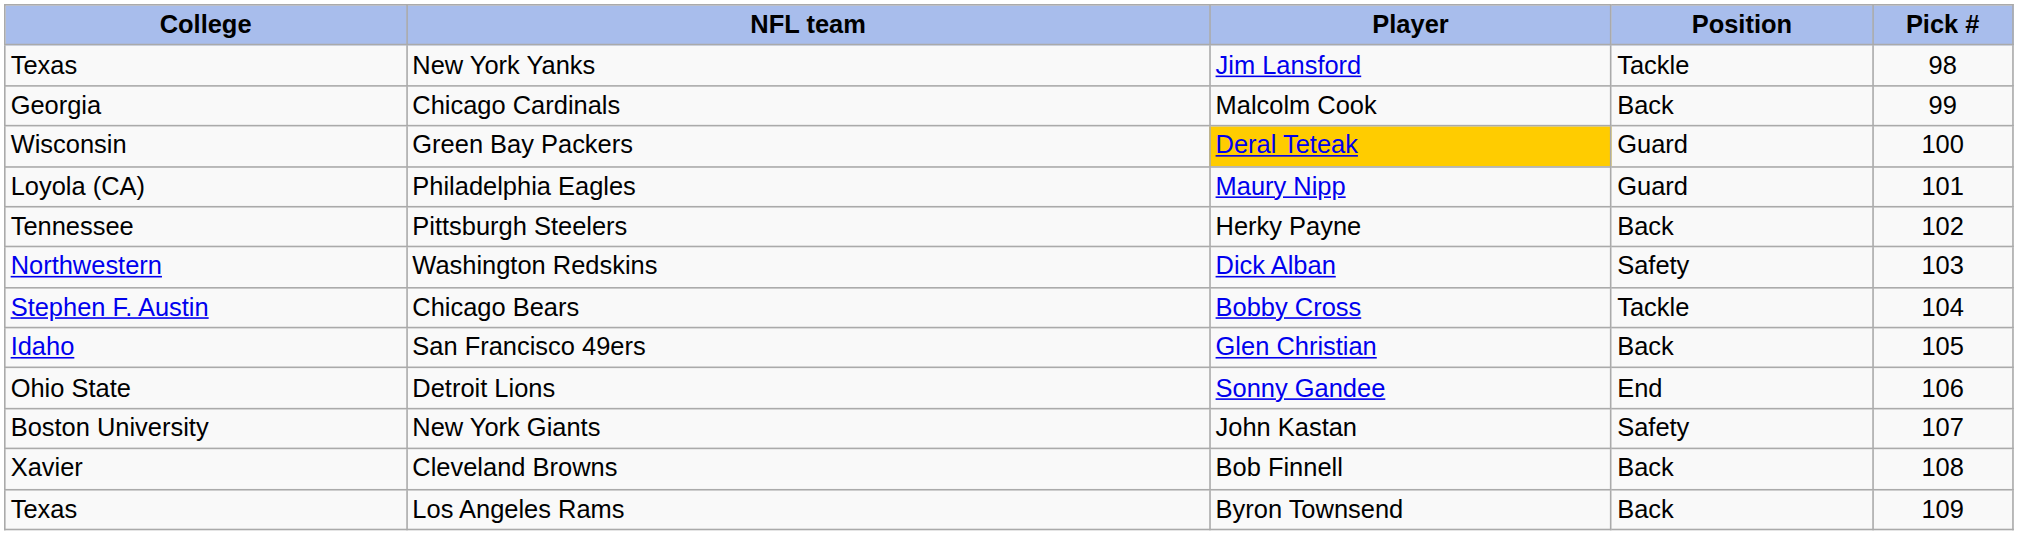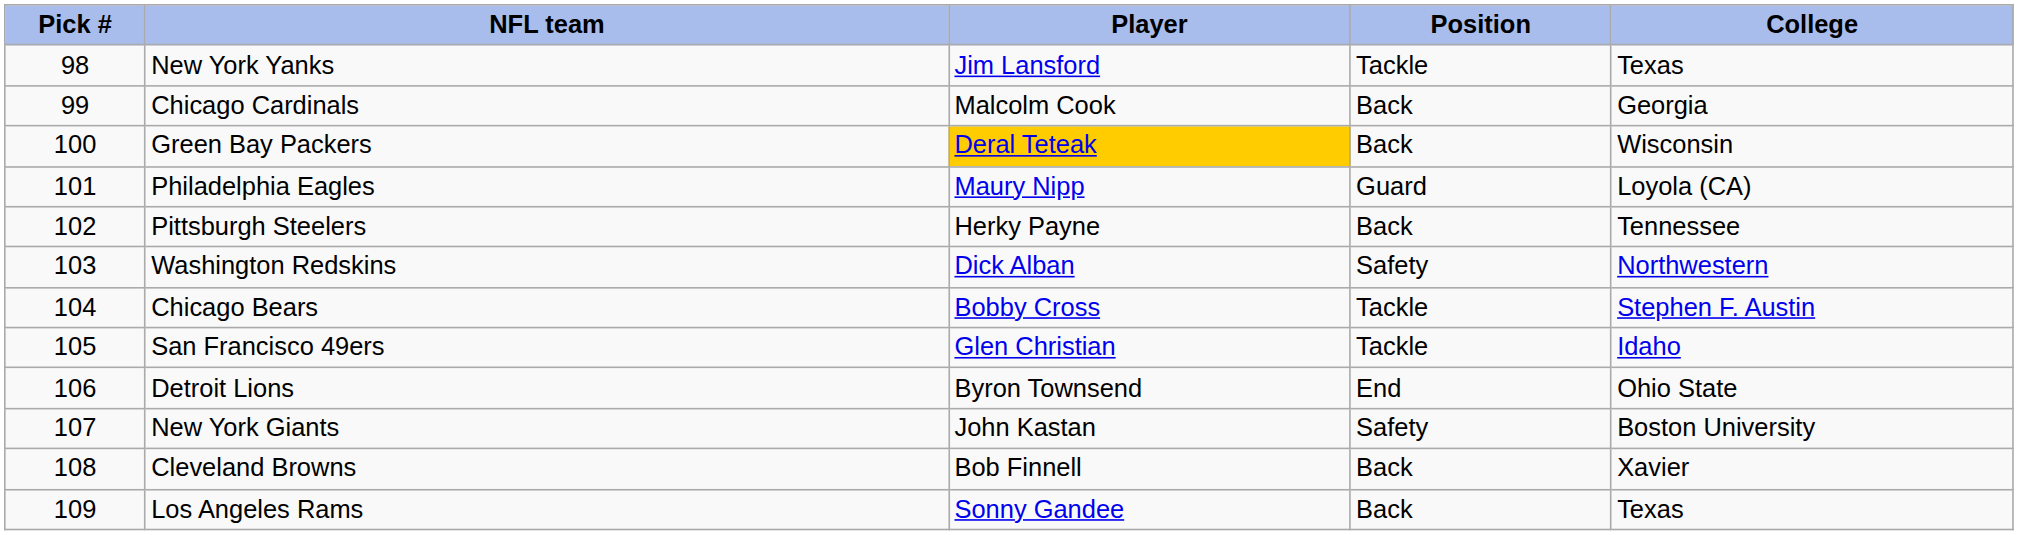columns swapped: (1943, 24) <-> (206, 24)
(1653, 145) Guard -> (1384, 145) Back
(1645, 347) Back -> (1392, 347) Tackle
(1300, 387) Sonny Gandee -> (1048, 387) Byron Townsend
(1309, 508) Byron Townsend -> (1039, 508) Sonny Gandee
